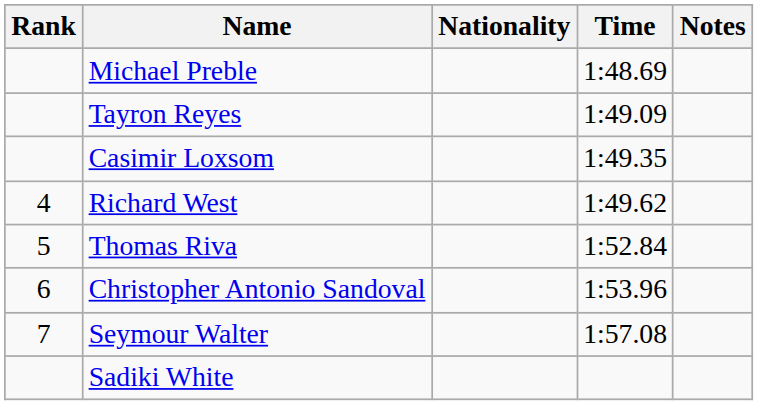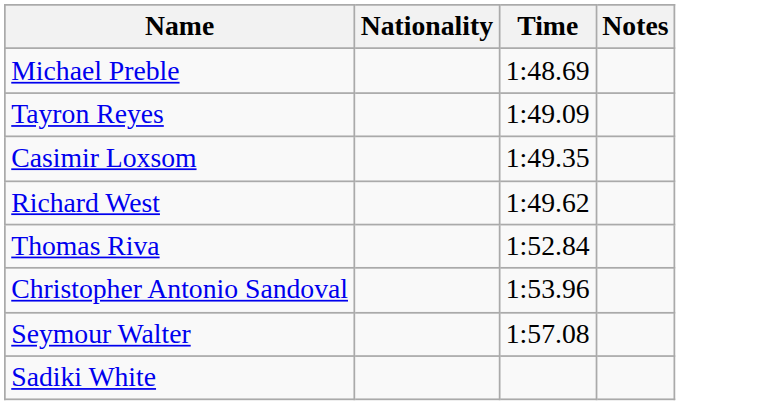- column: (44, 26)
